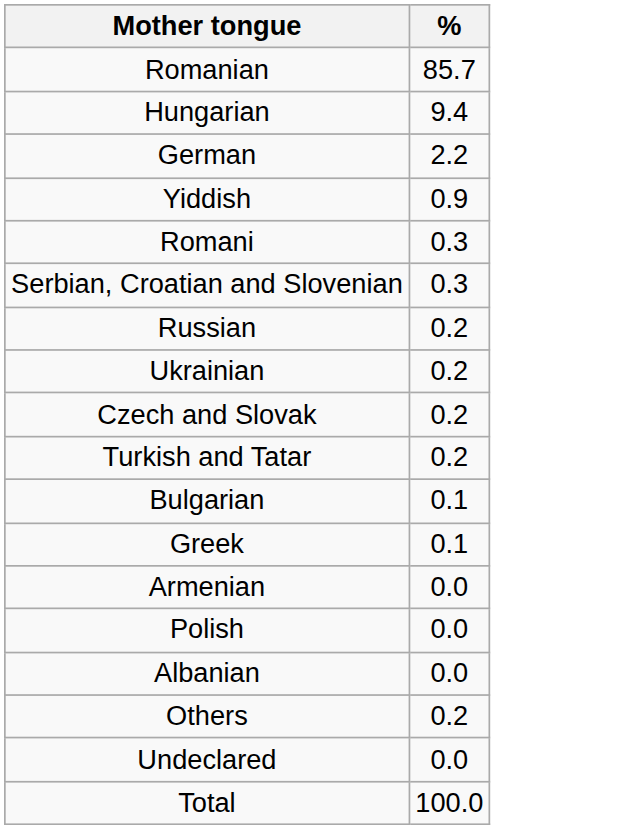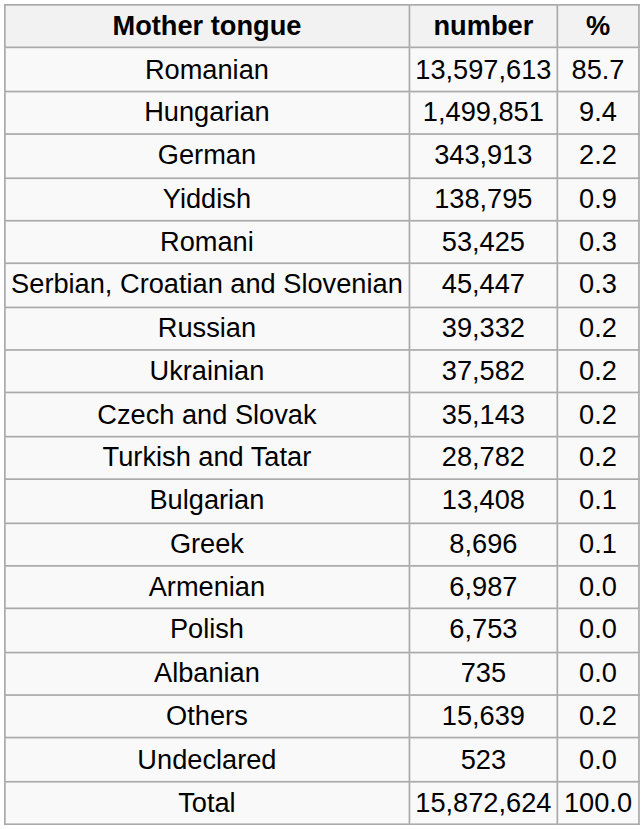+ column: (483, 26)
